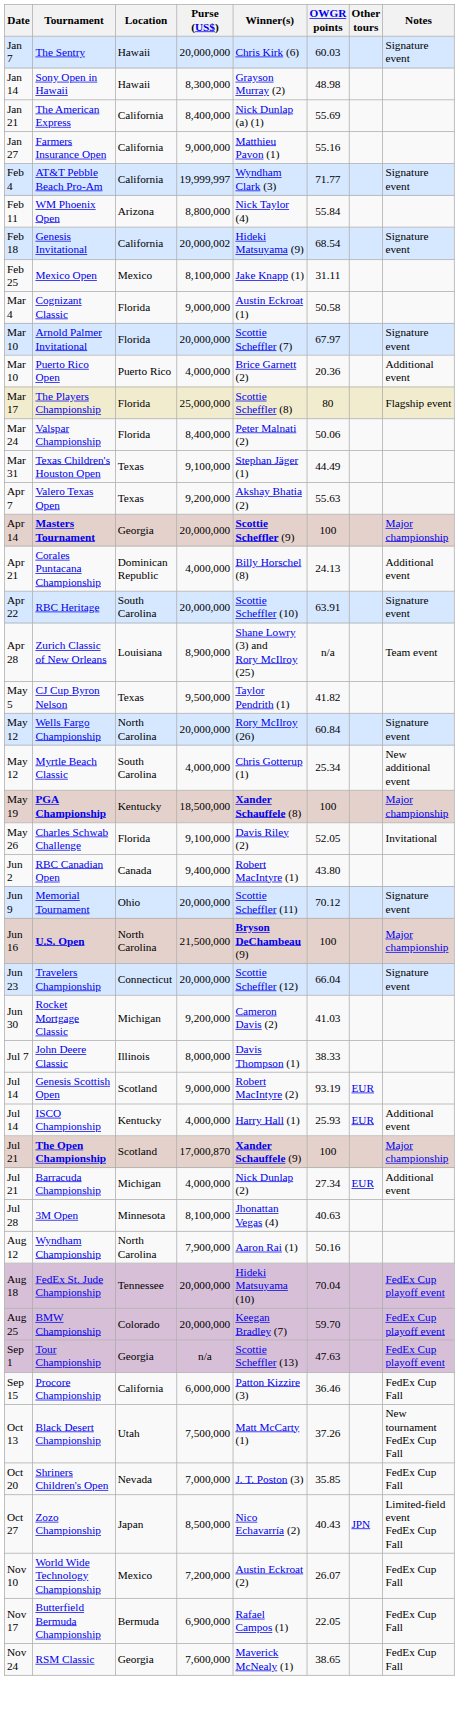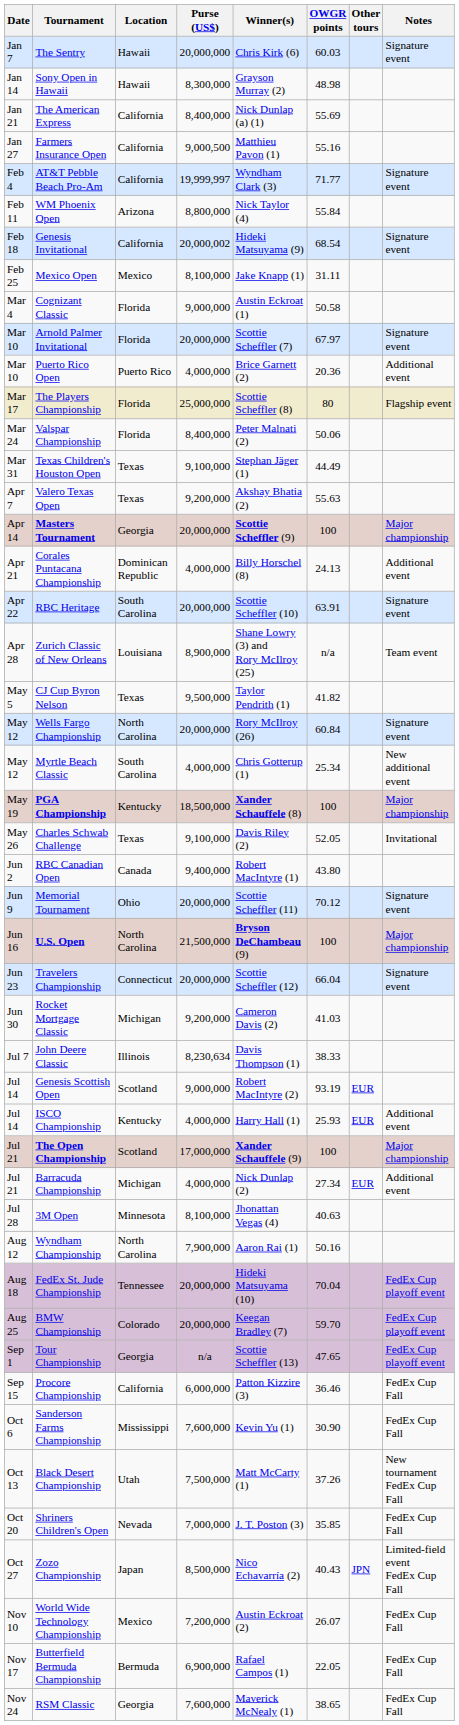(208, 148) 9,000,000 -> (208, 148) 9,000,500
(134, 838) Florida -> (131, 838) Texas
(208, 1056) 8,000,000 -> (208, 1056) 8,230,634
(205, 1152) 17,000,870 -> (205, 1152) 17,000,000
(328, 1356) 47.63 -> (328, 1356) 47.65
+ row: (68, 1427)
